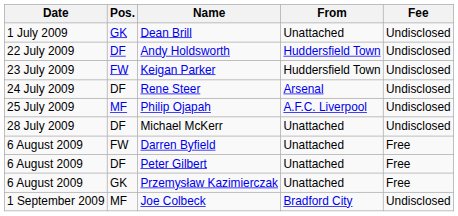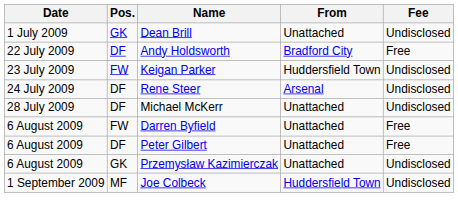(332, 51) Huddersfield Town -> (318, 51) Bradford City
(418, 51) Undisclosed -> (398, 51) Free
- row: (176, 107)
(398, 182) Free -> (418, 164) Undisclosed
(318, 201) Bradford City -> (332, 182) Huddersfield Town
